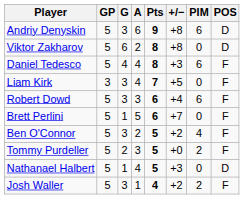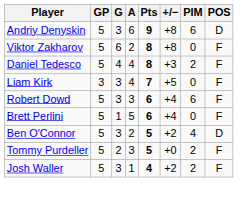(225, 47) D -> (219, 47) F
(199, 64) 6 -> (193, 64) 2
(176, 116) +7 -> (170, 116) +4
(225, 133) F -> (219, 133) D
- row: (51, 168)
